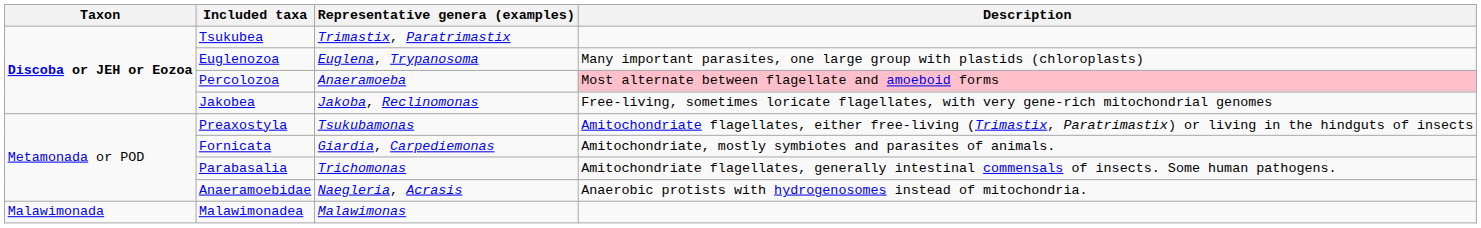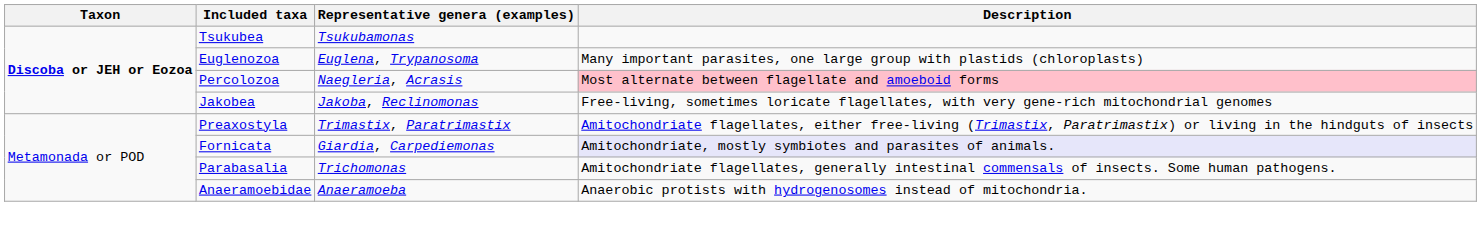(414, 37) Trimastix, Paratrimastix -> (366, 37) Tsukubamonas
(362, 81) Anaeramoeba -> (390, 81) Naegleria, Acrasis
(366, 125) Tsukubamonas -> (414, 125) Trimastix, Paratrimastix
(818, 146) no background -> (818, 146) lavender background
(390, 190) Naegleria, Acrasis -> (362, 190) Anaeramoeba
- row: (251, 212)
